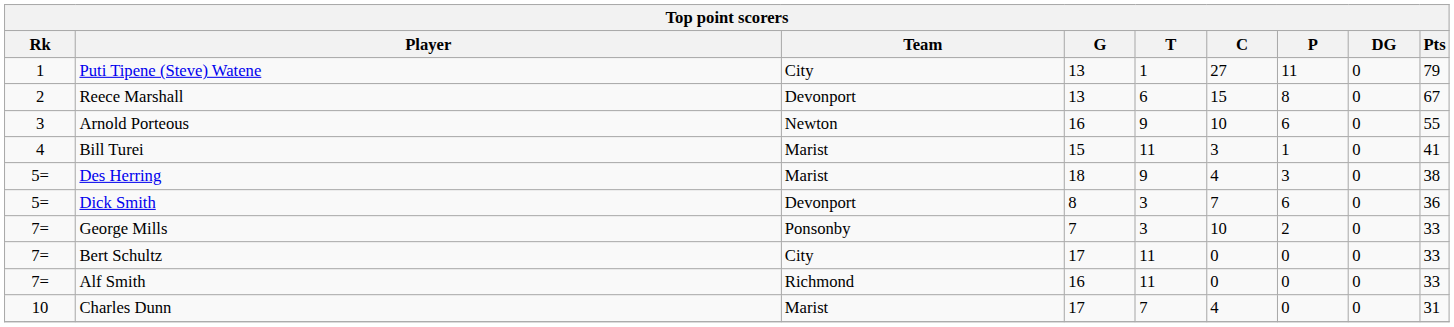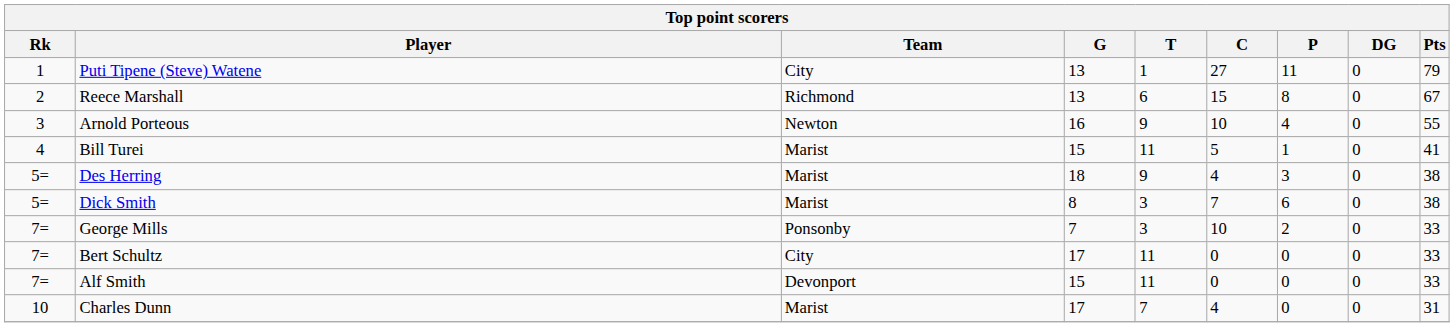(820, 96) Devonport -> (819, 96) Richmond
(1285, 123) 6 -> (1285, 123) 4
(1214, 149) 3 -> (1214, 149) 5
(820, 202) Devonport -> (807, 202) Marist
(1432, 202) 36 -> (1432, 202) 38
(819, 281) Richmond -> (820, 281) Devonport
(1077, 281) 16 -> (1077, 281) 15
